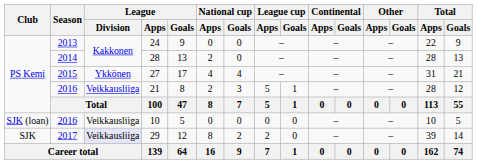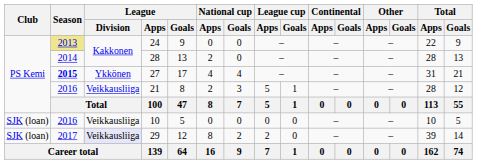(67, 43) no background -> (67, 43) khaki background
(67, 74) normal -> (67, 74) bold
(28, 136) SJK -> (28, 136) SJK (loan)
